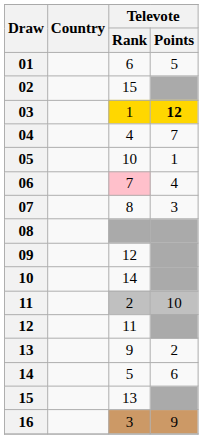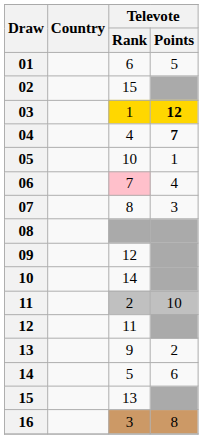(174, 135) normal -> (174, 135) bold
(174, 421) 9 -> (174, 421) 8
